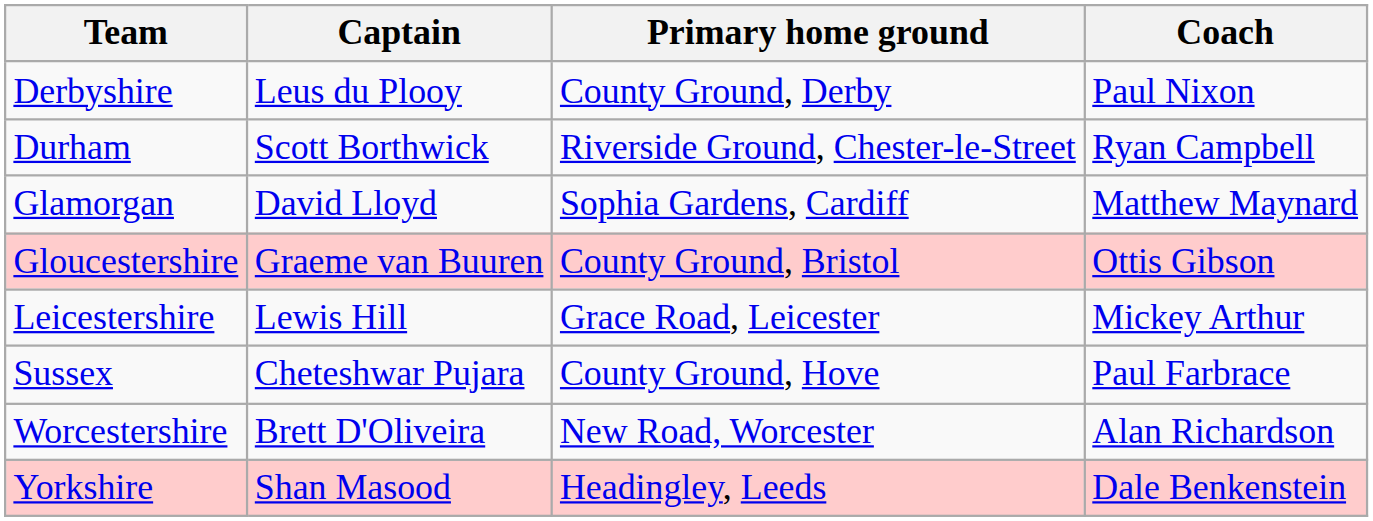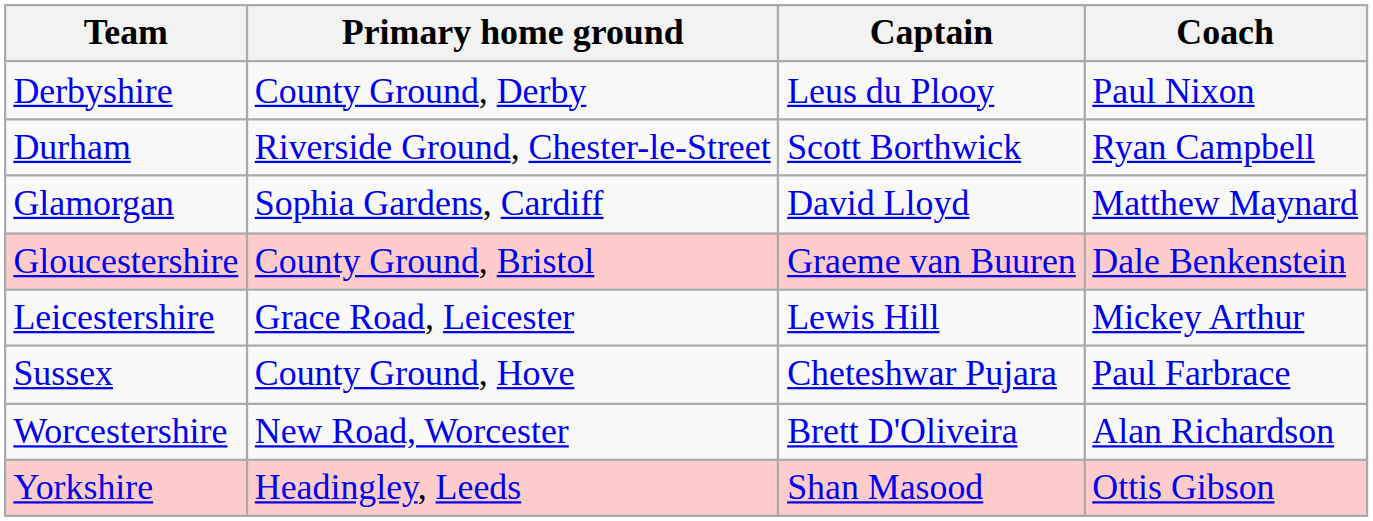columns swapped: (818, 32) <-> (399, 32)
(1183, 260) Ottis Gibson -> (1219, 260) Dale Benkenstein
(1219, 487) Dale Benkenstein -> (1183, 487) Ottis Gibson
